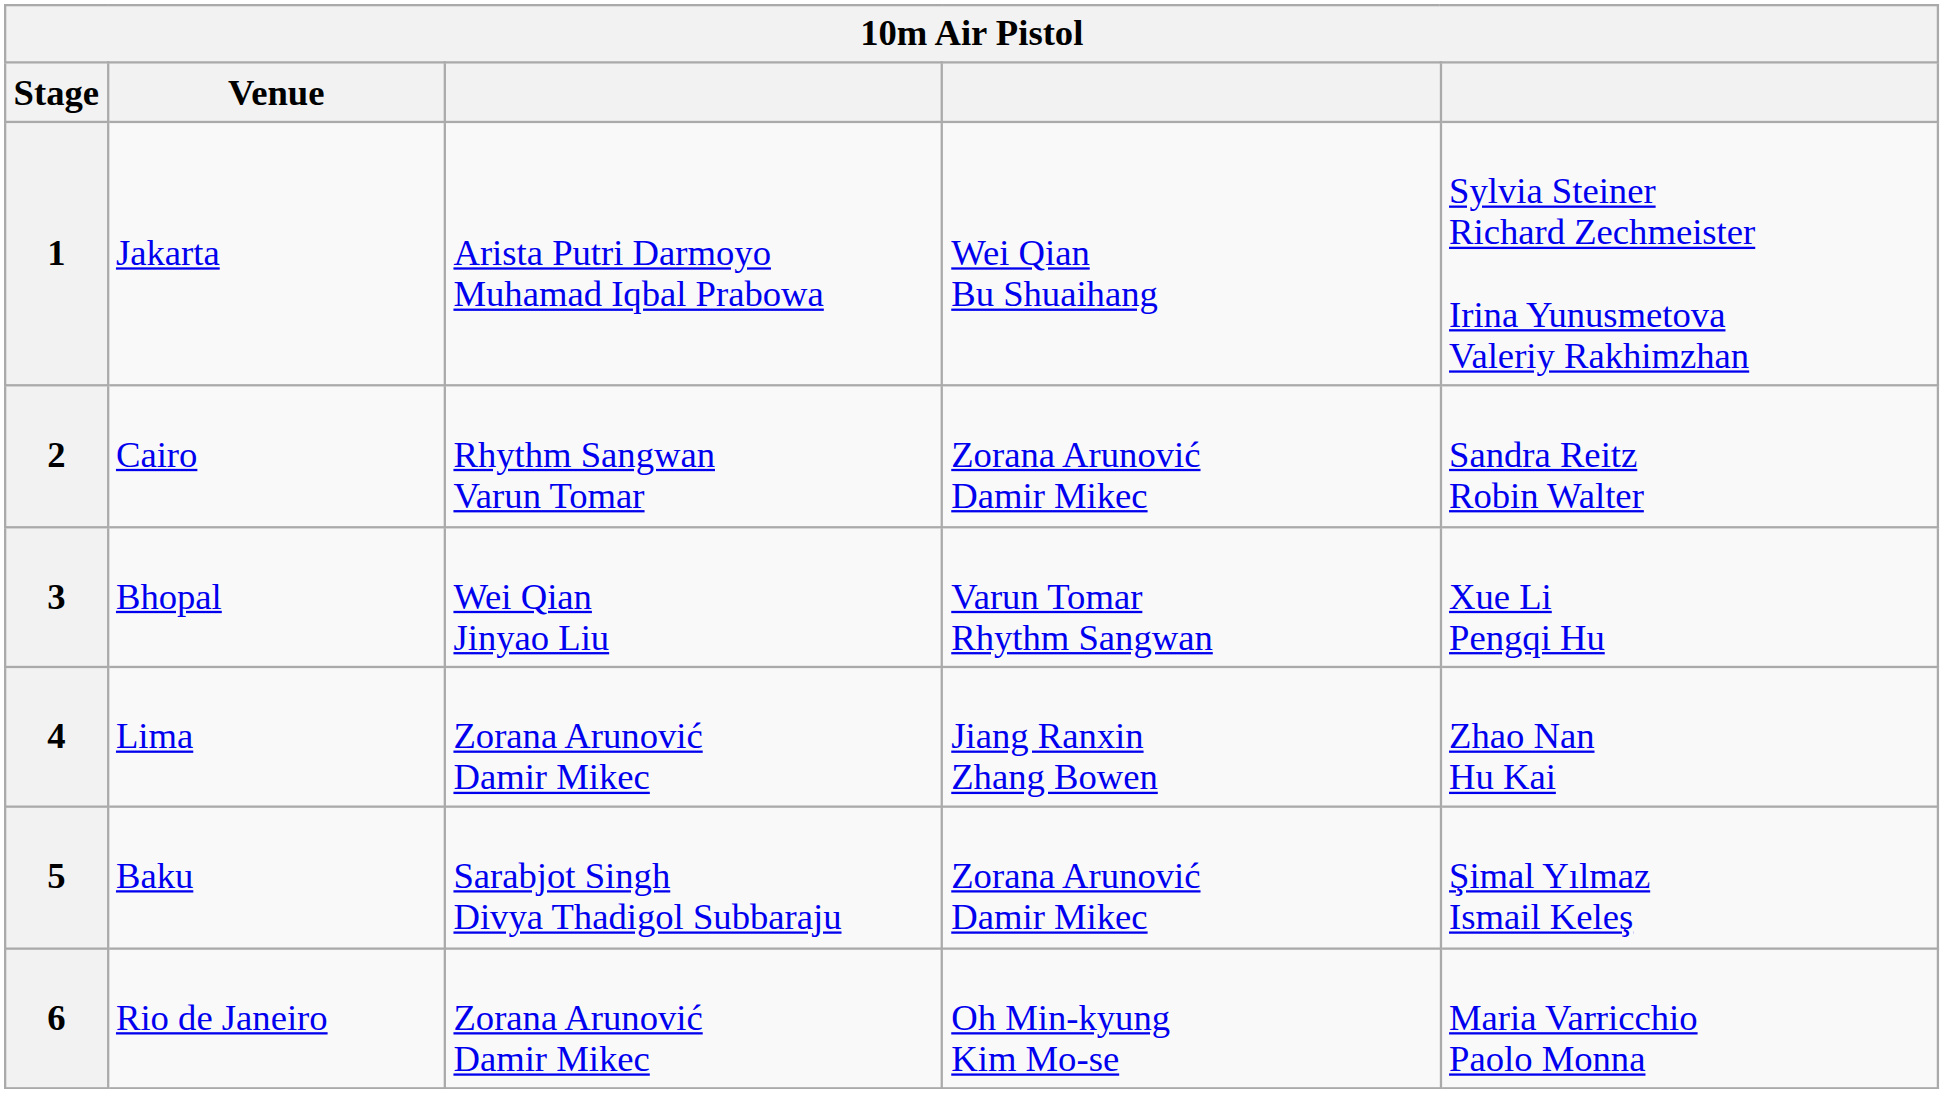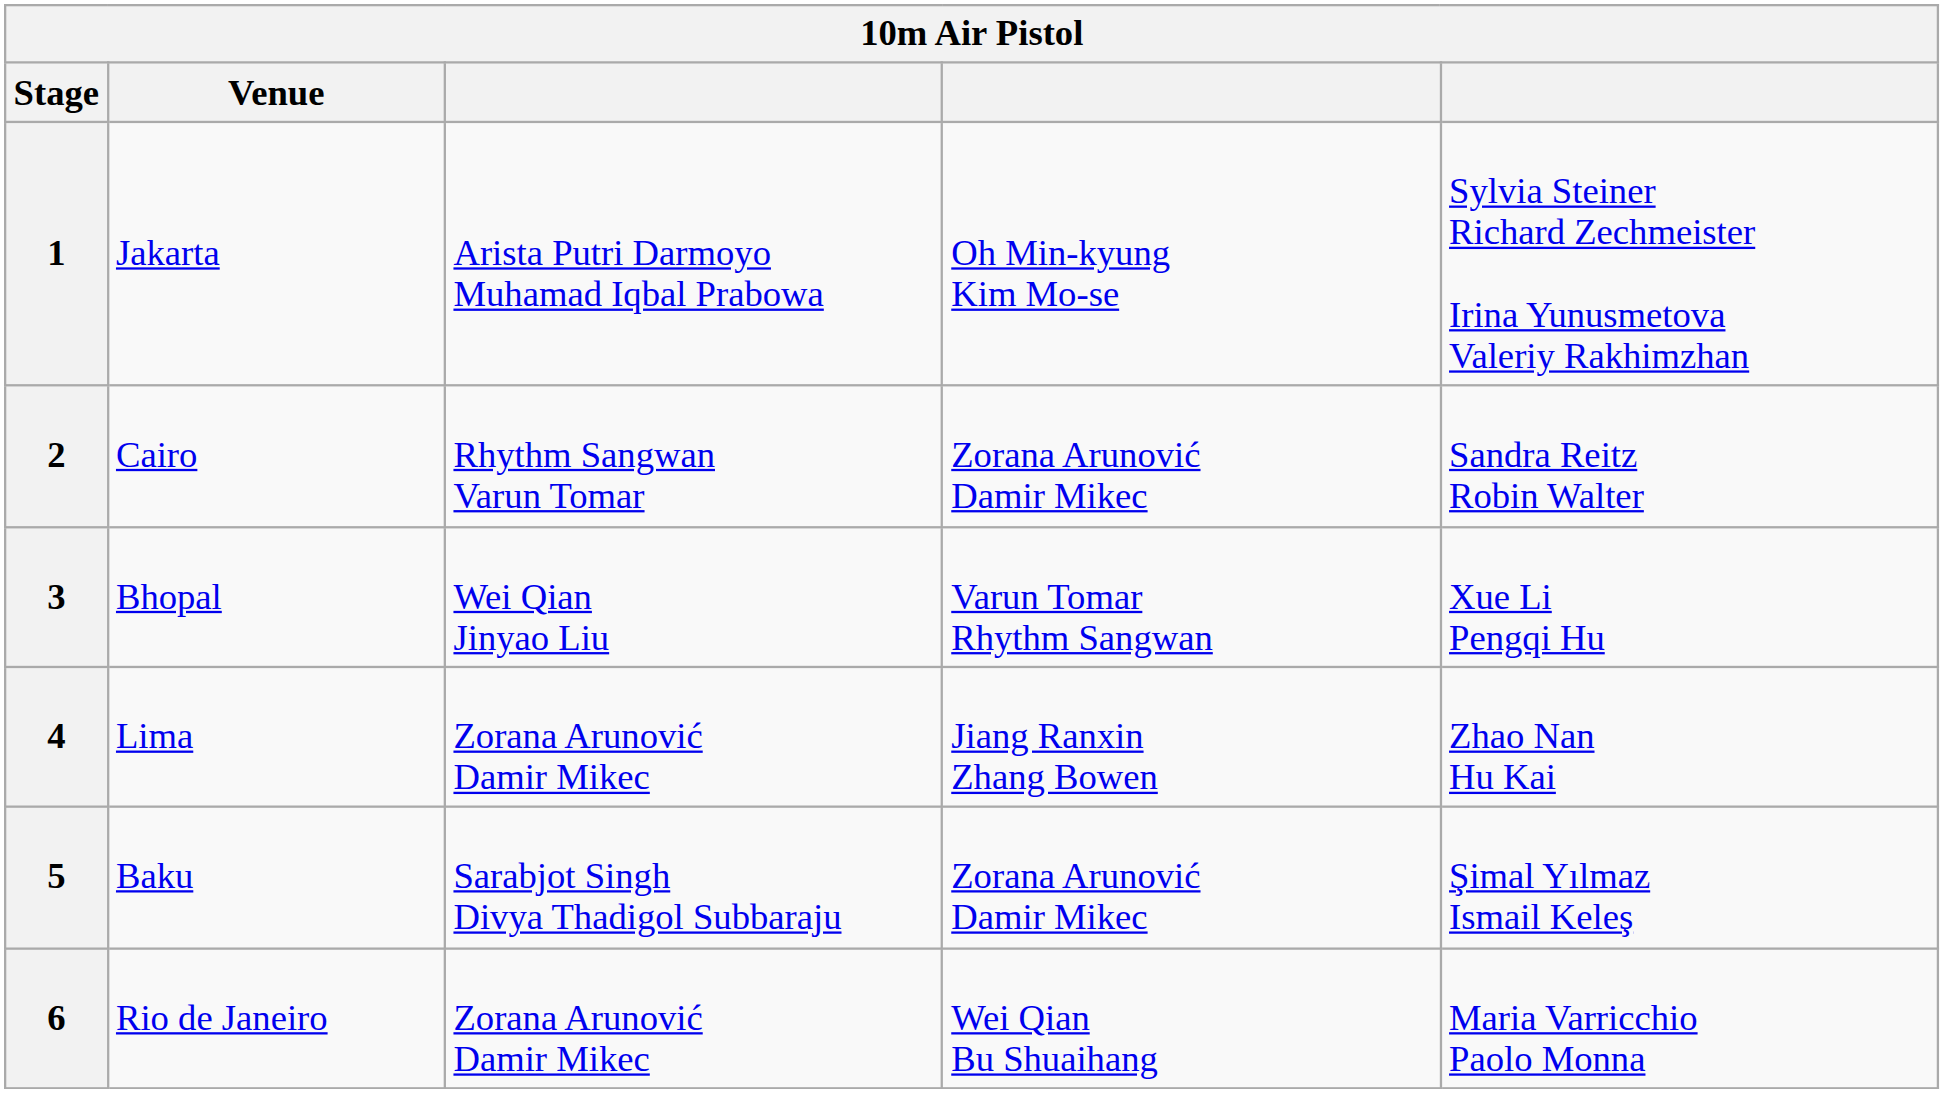(1055, 273) Wei Qian Bu Shuaihang -> (1061, 273) Oh Min-kyung Kim Mo-se
(1061, 1038) Oh Min-kyung Kim Mo-se -> (1055, 1038) Wei Qian Bu Shuaihang
